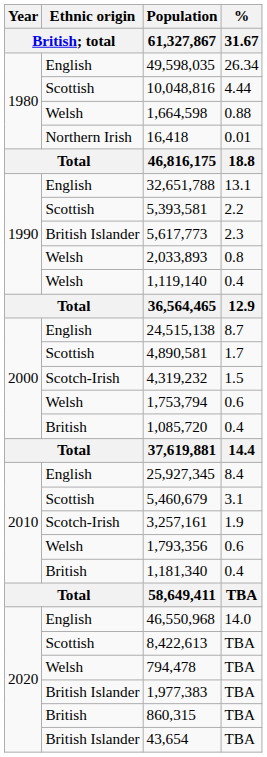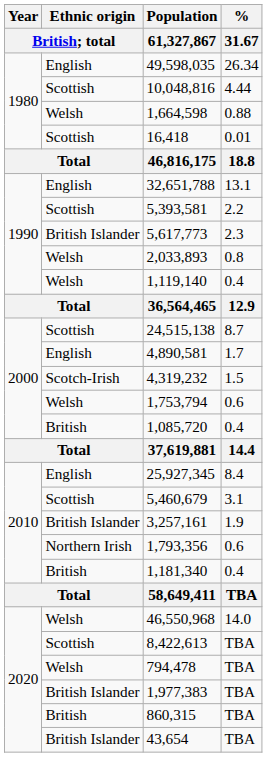(89, 137) Northern Irish -> (70, 137) Scottish
(69, 329) English -> (70, 329) Scottish
(70, 354) Scottish -> (69, 354) English
(83, 522) Scotch-Irish -> (92, 522) British Islander
(64, 546) Welsh -> (89, 546) Northern Irish
(69, 619) English -> (64, 619) Welsh
